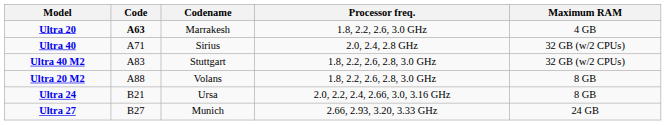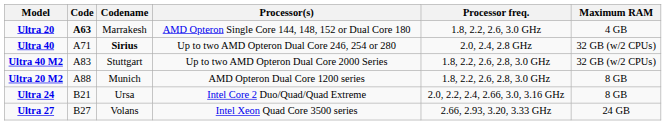+ column: (287, 12)
(208, 45) normal -> (125, 45) bold
(208, 78) Volans -> (125, 78) Munich
(208, 111) Munich -> (125, 111) Volans
